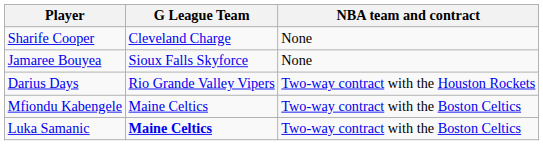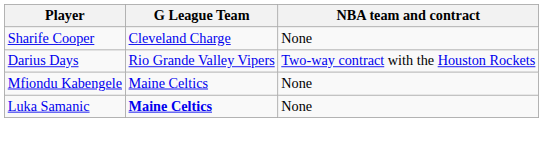- row: (55, 60)
(401, 106) Two-way contract with the Boston Celtics -> (297, 83) None
(401, 128) Two-way contract with the Boston Celtics -> (297, 106) None
